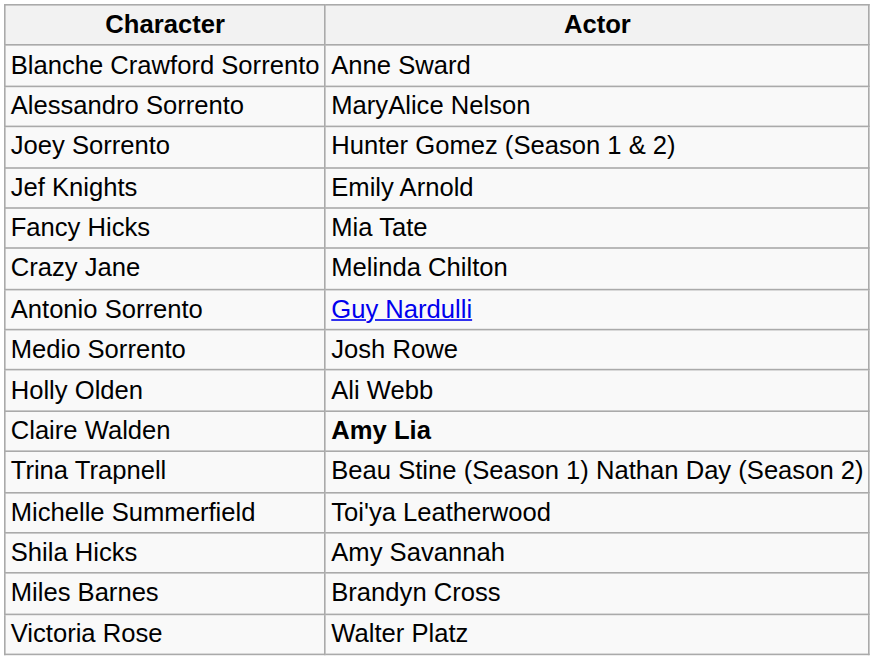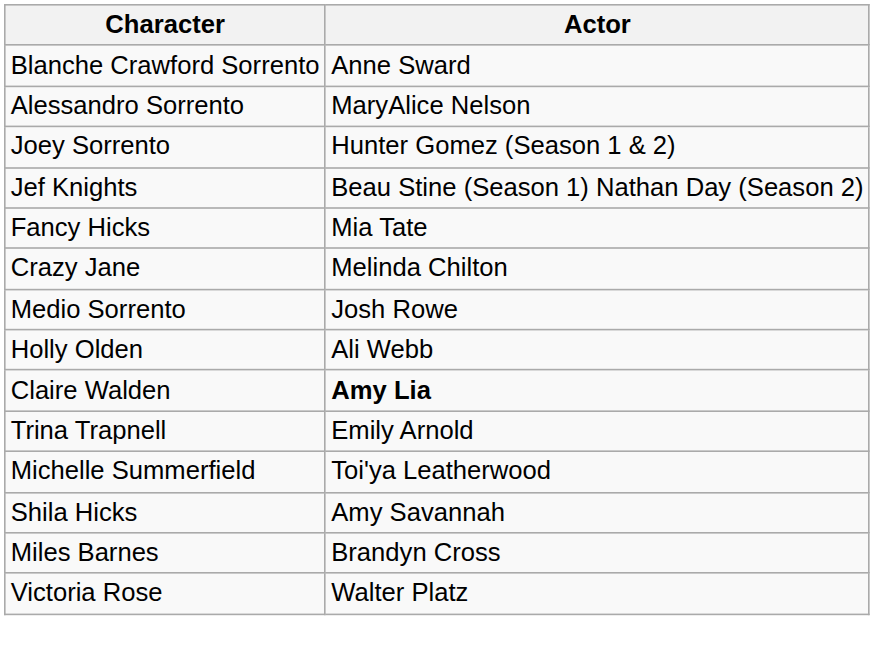(402, 187) Emily Arnold -> (597, 187) Beau Stine (Season 1) Nathan Day (Season 2)
- row: (107, 308)
(597, 471) Beau Stine (Season 1) Nathan Day (Season 2) -> (402, 430) Emily Arnold
